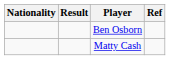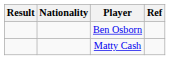columns swapped: (74, 13) <-> (31, 13)
